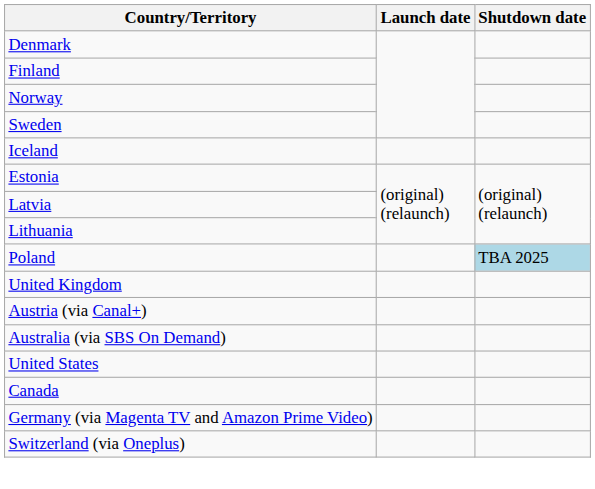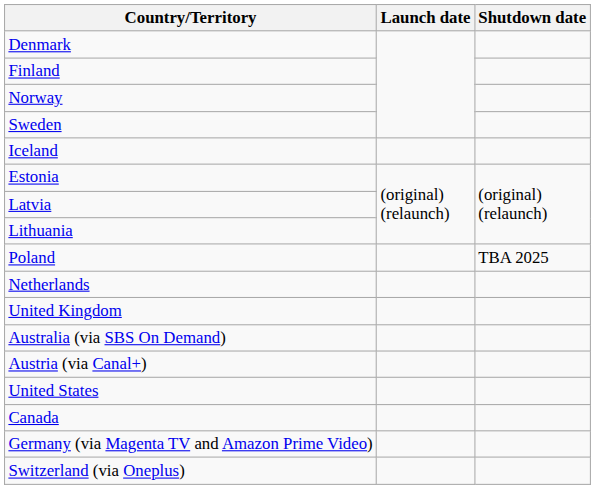(514, 257) lightblue background -> (514, 257) no background
+ row: (49, 284)
rows swapped: (117, 337) <-> (78, 310)
